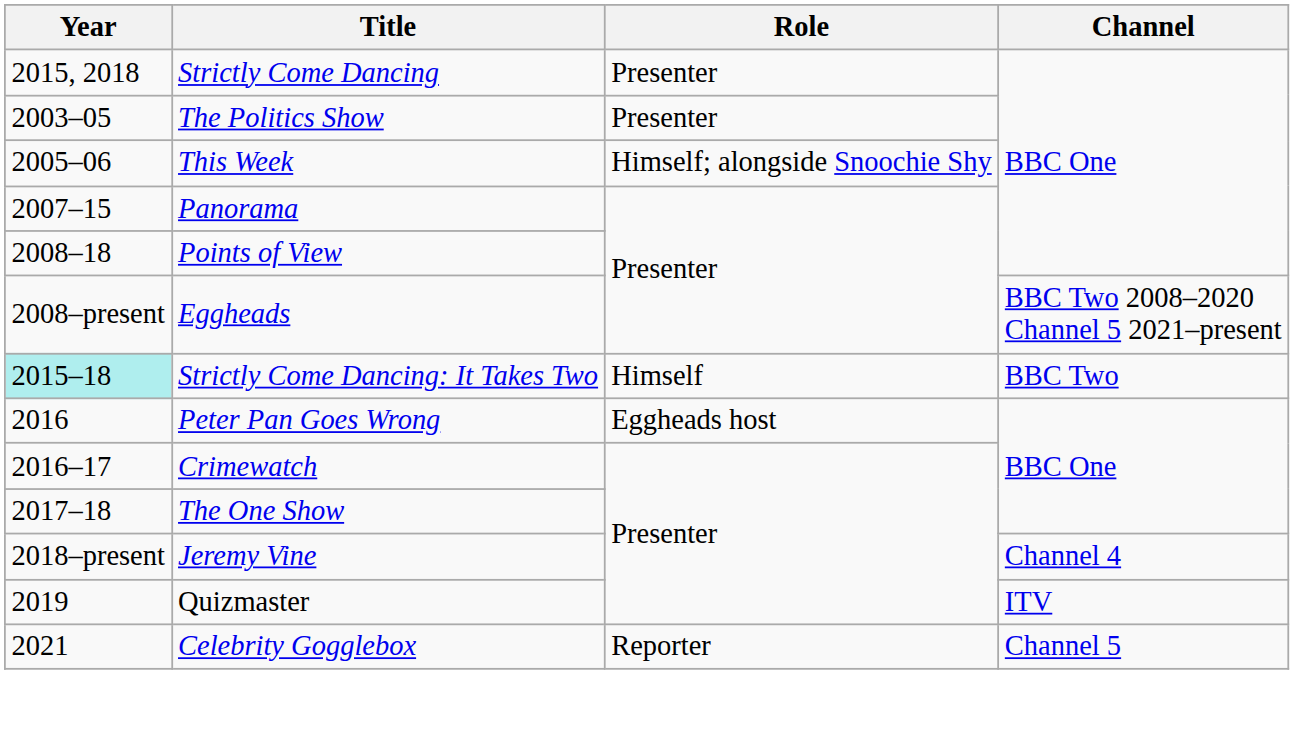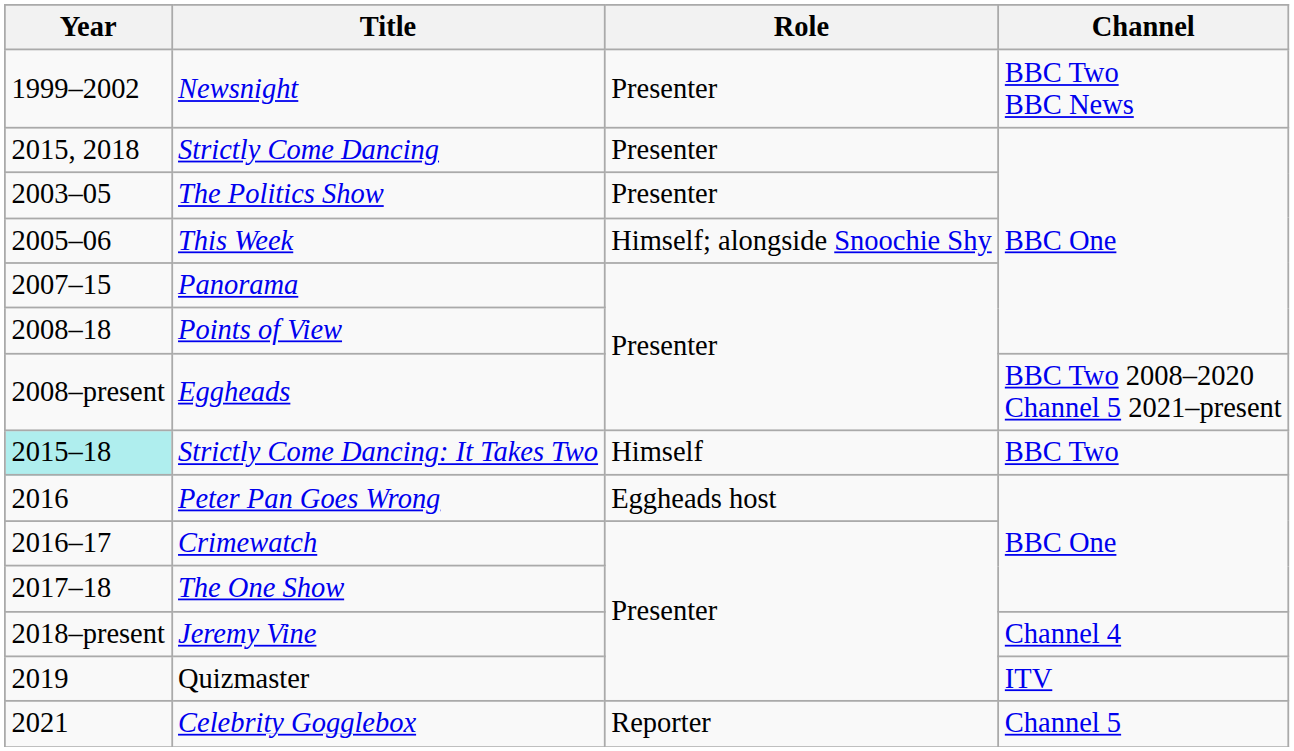+ row: (238, 88)
